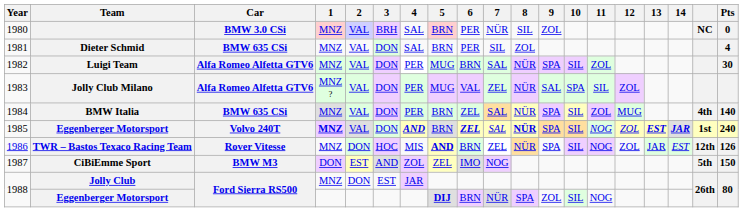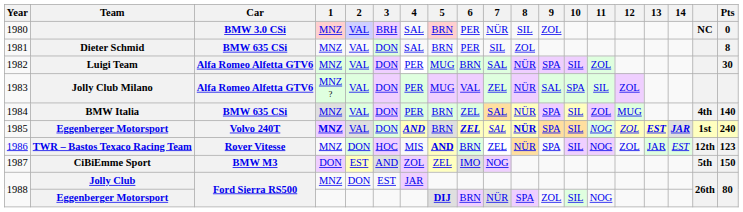(728, 47) 4 -> (728, 47) 8
(728, 145) 126 -> (728, 145) 123
